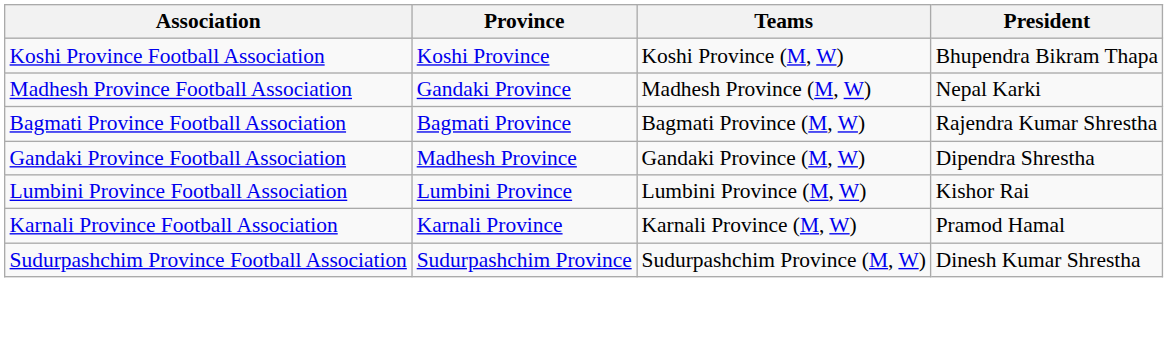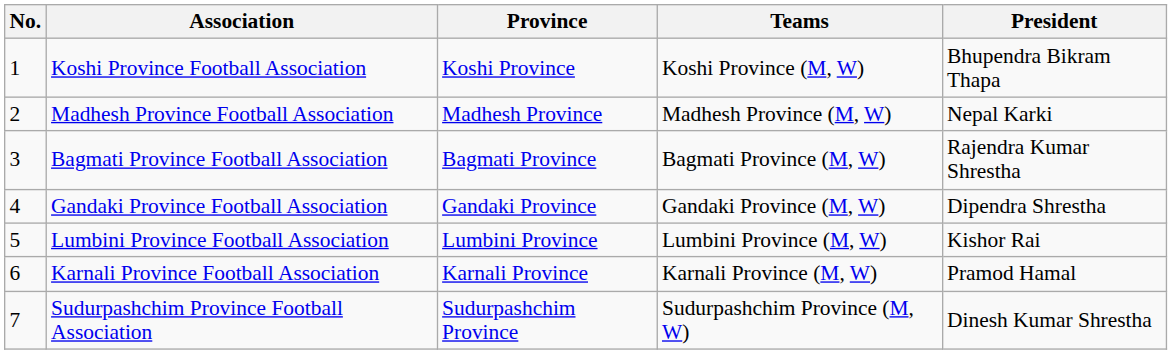+ column: (25, 21)
(494, 89) Gandaki Province -> (522, 113) Madhesh Province
(497, 157) Madhesh Province -> (519, 205) Gandaki Province
